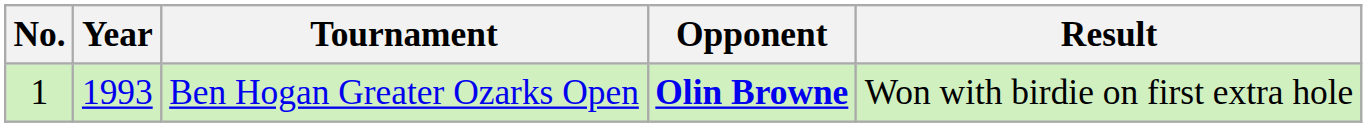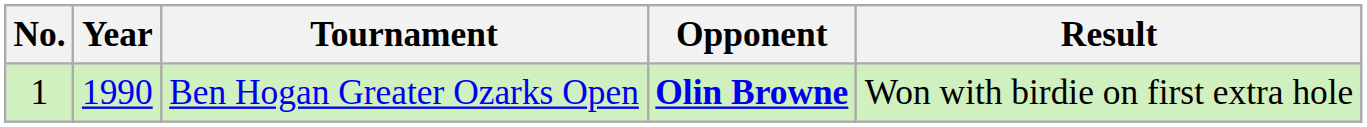(117, 92) 1993 -> (117, 92) 1990
